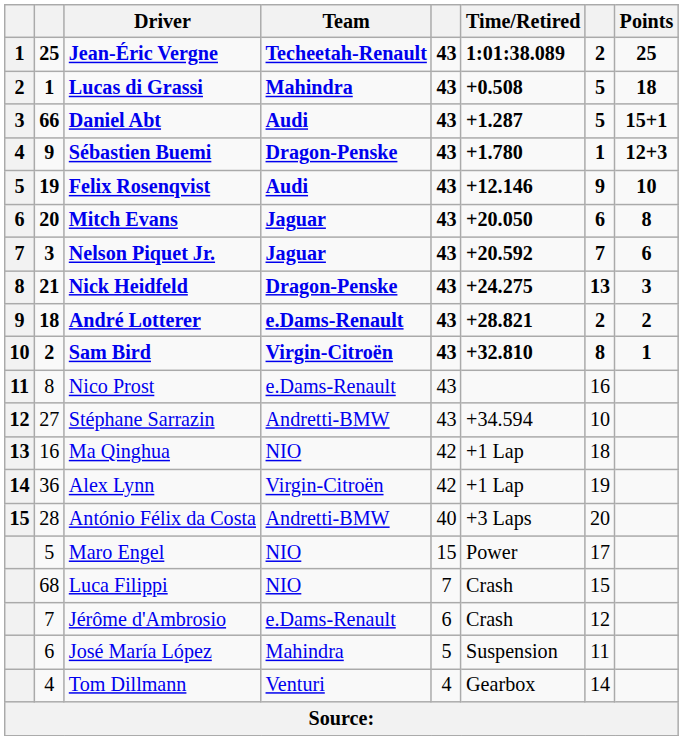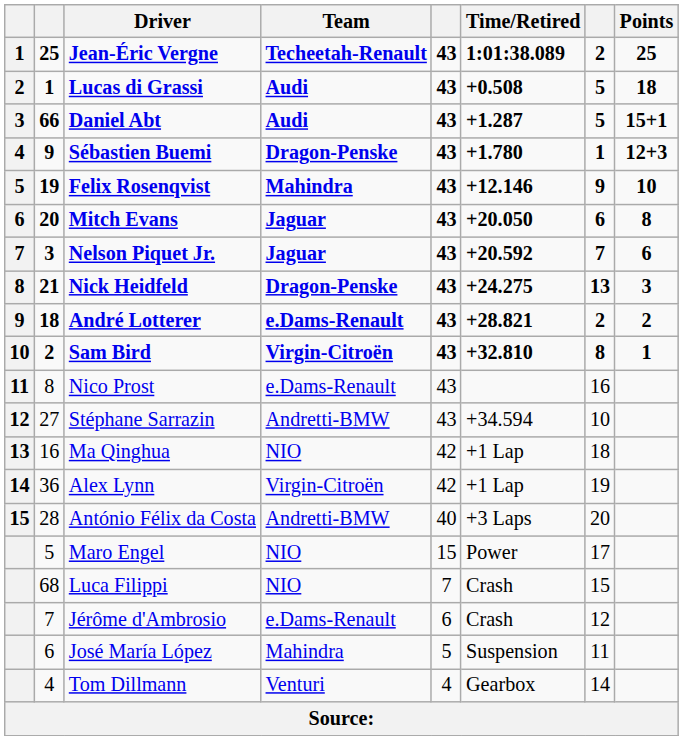(309, 87) Mahindra -> (287, 87) Audi
(287, 186) Audi -> (309, 186) Mahindra
